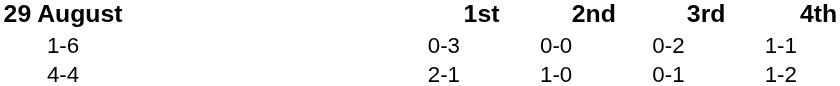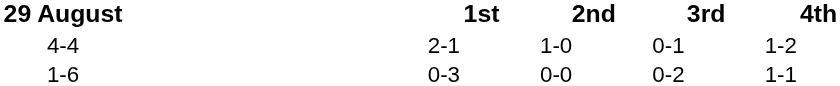rows swapped: (63, 74) <-> (63, 45)
